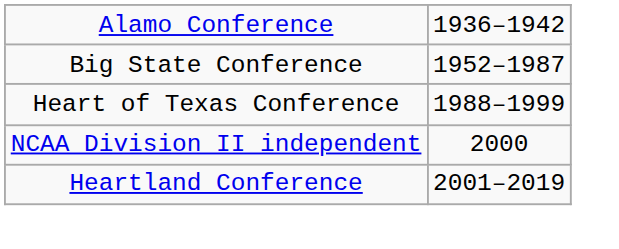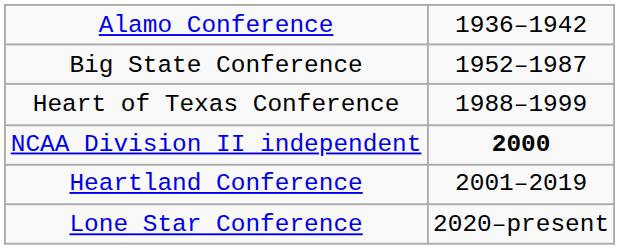(499, 144) normal -> (521, 144) bold
+ row: (216, 224)
